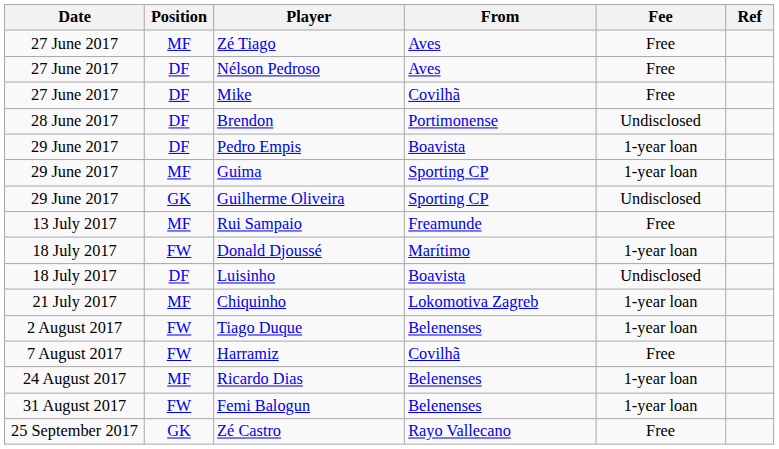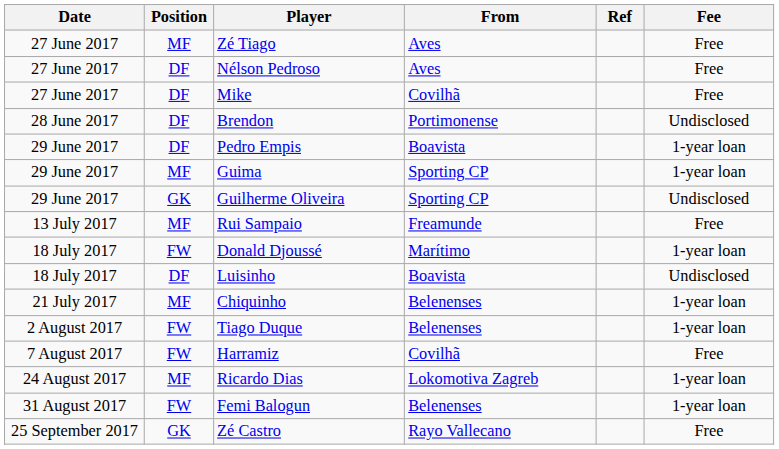columns swapped: (661, 17) <-> (750, 17)
(473, 302) Lokomotiva Zagreb -> (445, 302) Belenenses
(445, 379) Belenenses -> (473, 379) Lokomotiva Zagreb
